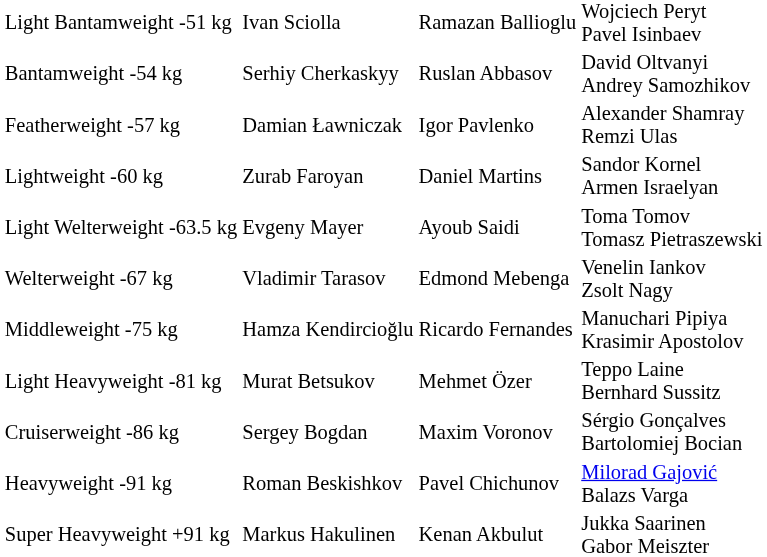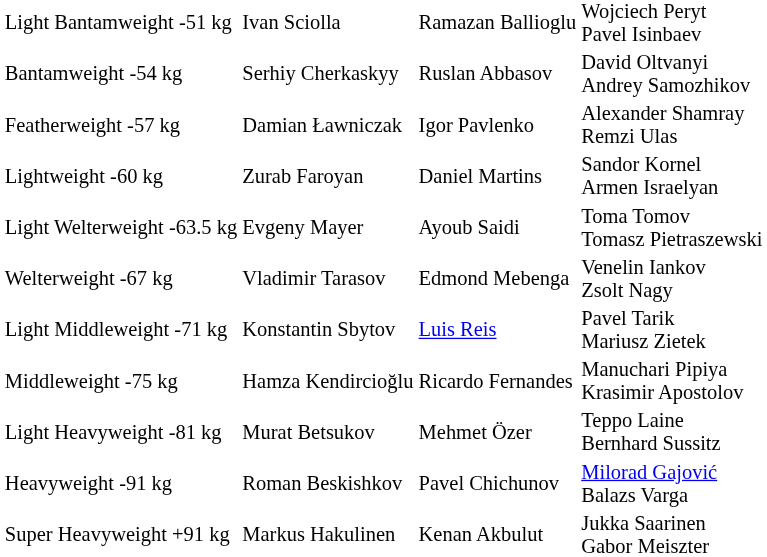+ row: (116, 329)
- row: (92, 432)
